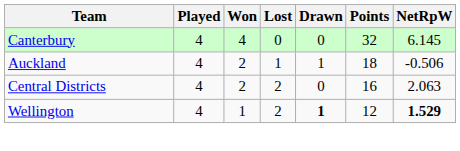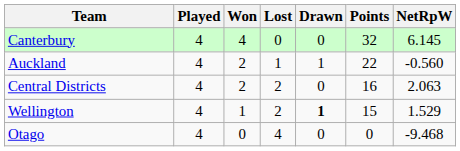(369, 63) 18 -> (369, 63) 22
(424, 63) -0.506 -> (424, 63) -0.560
(369, 110) 12 -> (369, 110) 15
(424, 110) bold -> (424, 110) normal
+ row: (26, 134)
